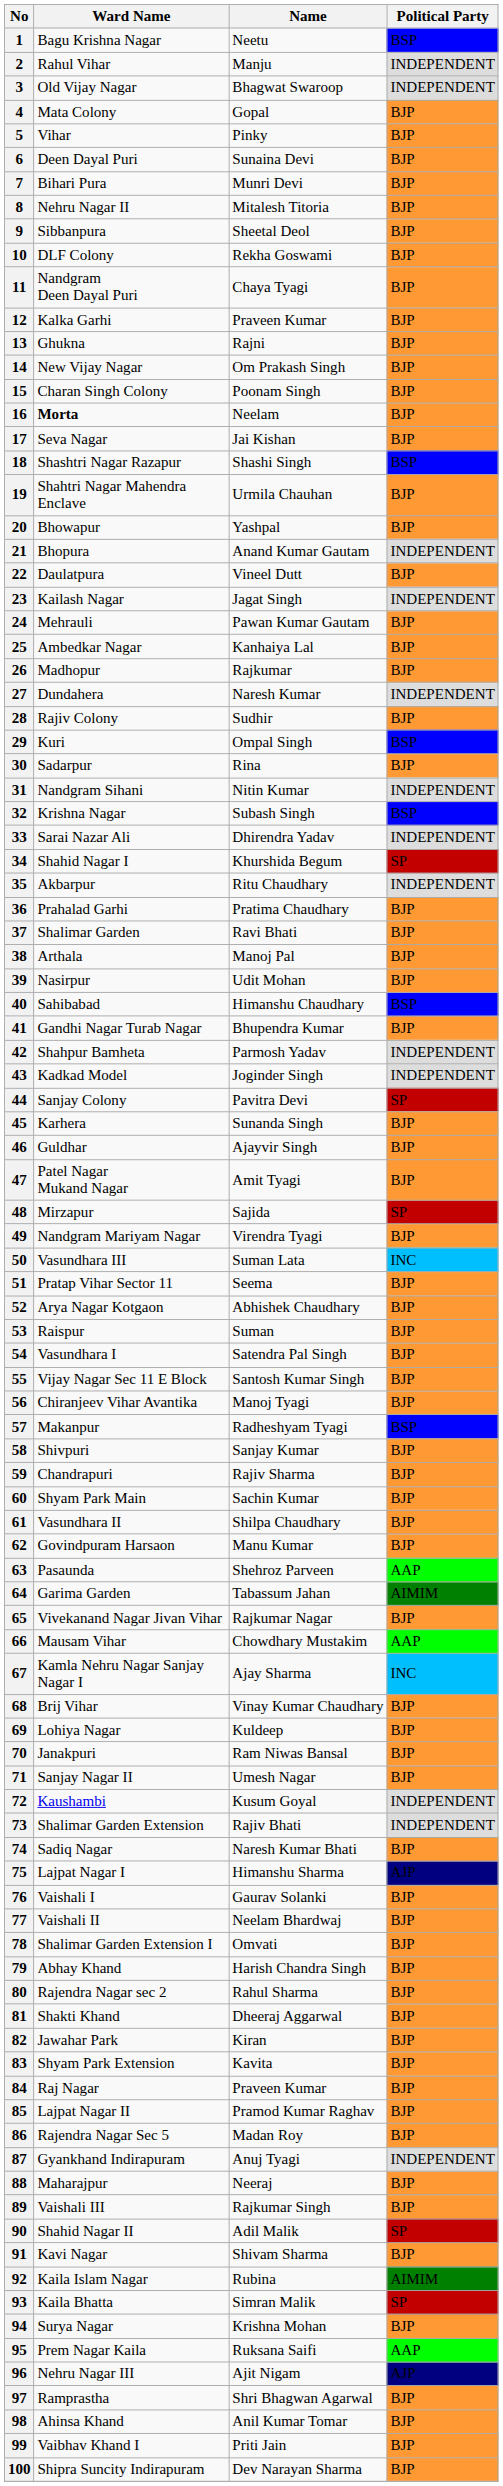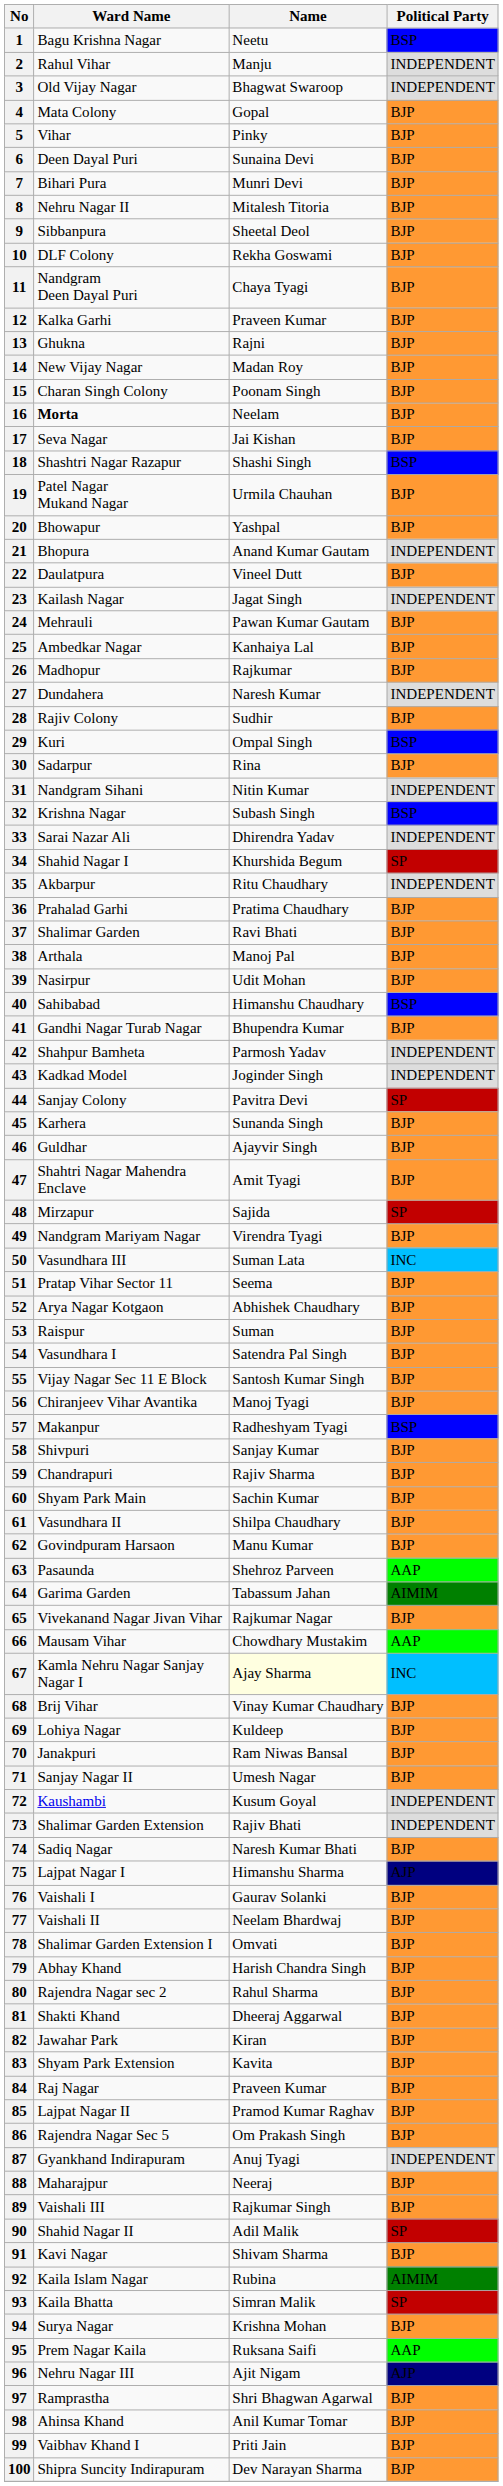(289, 367) Om Prakash Singh -> (268, 367) Madan Roy
(112, 495) Shahtri Nagar Mahendra Enclave -> (83, 495) Patel Nagar Mukand Nagar
(83, 1179) Patel Nagar Mukand Nagar -> (112, 1179) Shahtri Nagar Mahendra Enclave
(272, 1673) no background -> (272, 1673) lightyellow background
(268, 2135) Madan Roy -> (289, 2135) Om Prakash Singh
